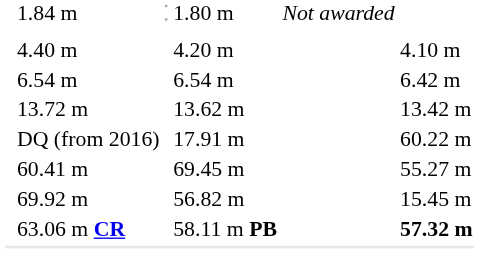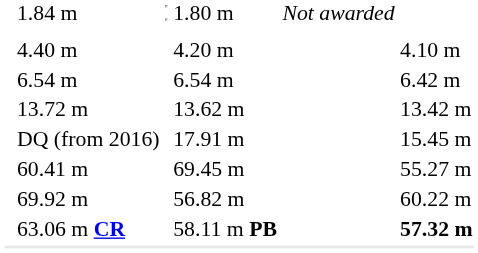(436, 139) 60.22 m -> (436, 139) 15.45 m
(436, 199) 15.45 m -> (436, 199) 60.22 m
